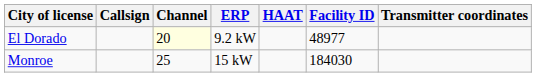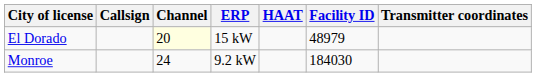(235, 38) 9.2 kW -> (233, 38) 15 kW
(327, 38) 48977 -> (327, 38) 48979
(163, 60) 25 -> (163, 60) 24
(233, 60) 15 kW -> (235, 60) 9.2 kW
